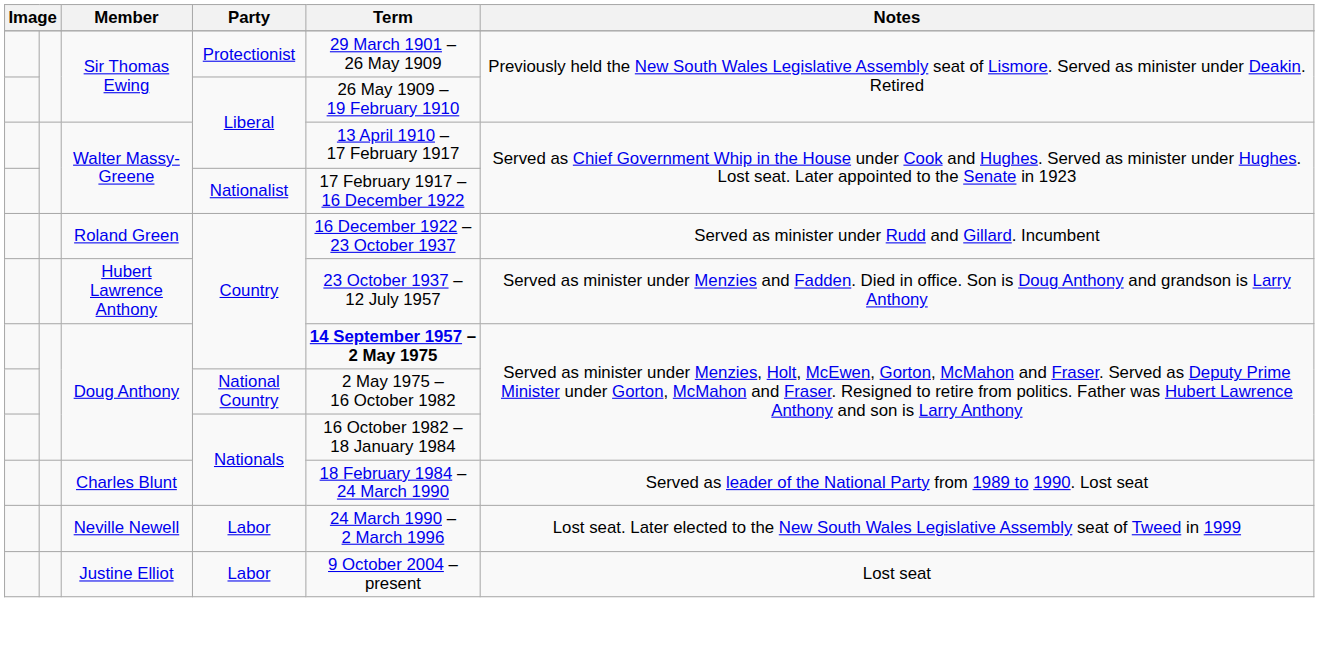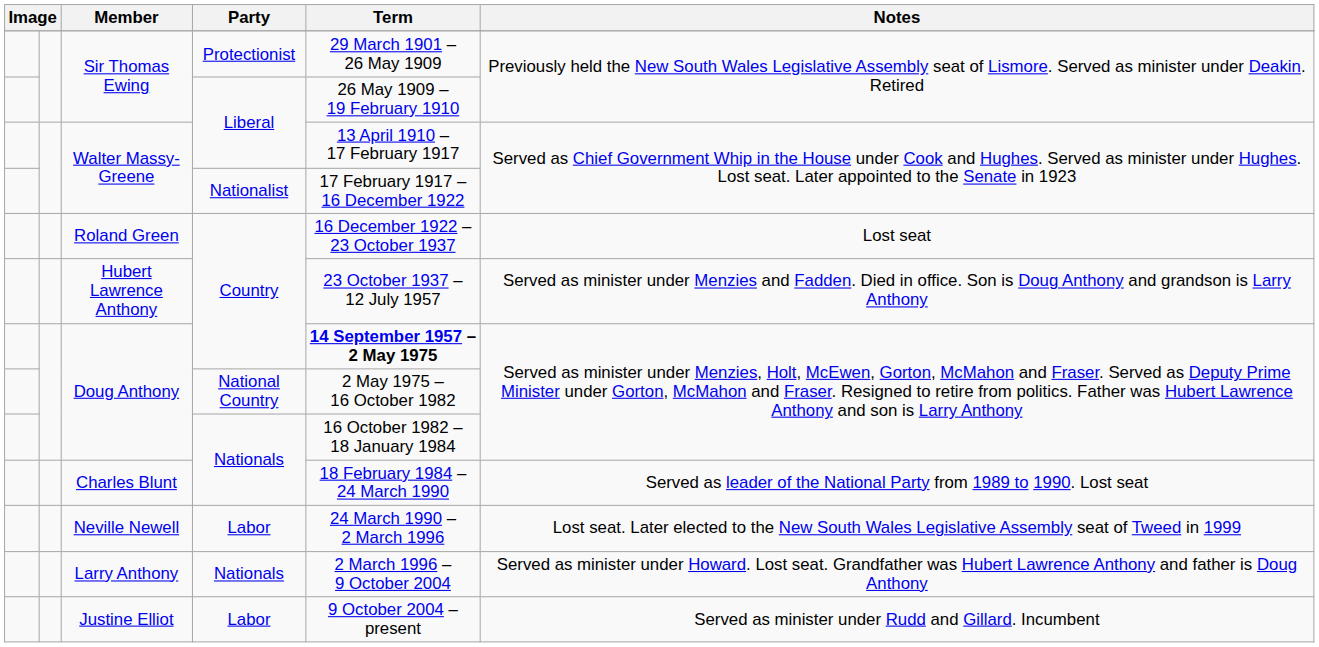(897, 236) Served as minister under Rudd and Gillard. Incumbent -> (897, 236) Lost seat
+ row: (126, 573)
(897, 573) Lost seat -> (897, 619) Served as minister under Rudd and Gillard. Incumbent
